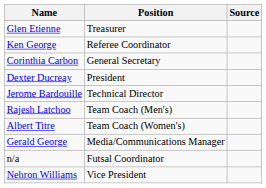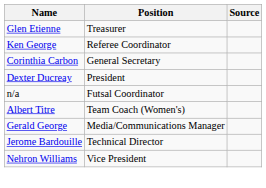rows swapped: (44, 93) <-> (13, 158)
- row: (39, 110)
